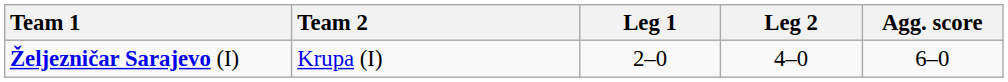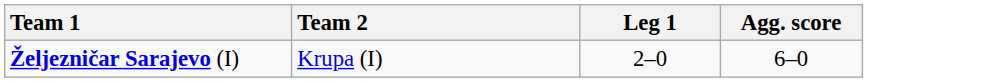- column: (791, 22)
